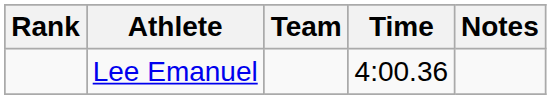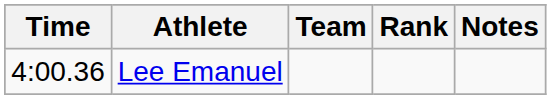columns swapped: (46, 26) <-> (401, 26)
